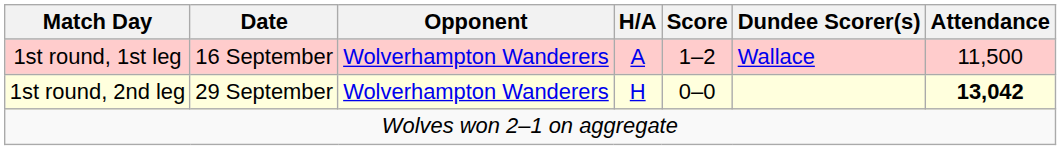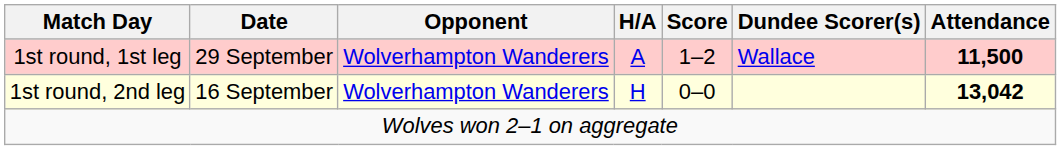(264, 56) 16 September -> (264, 56) 29 September
(990, 56) normal -> (990, 56) bold
(264, 91) 29 September -> (264, 91) 16 September
